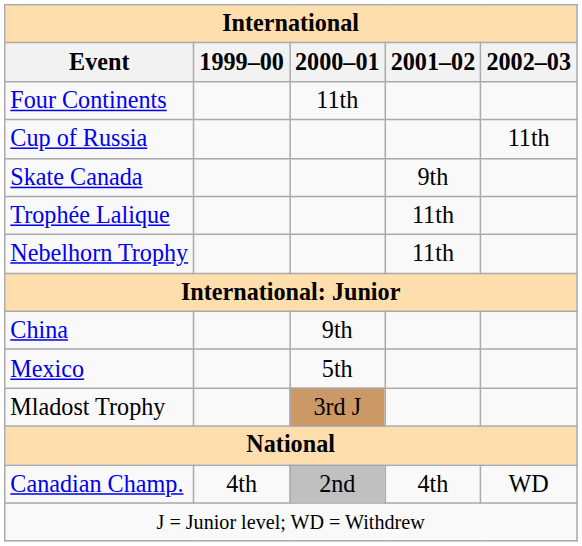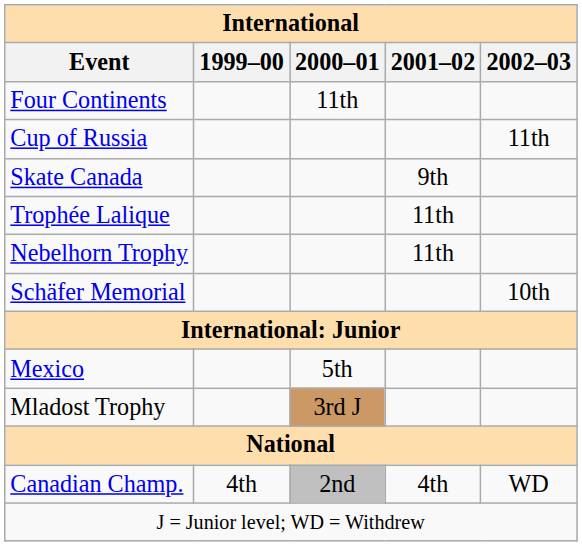+ row: (98, 291)
- row: (39, 330)
